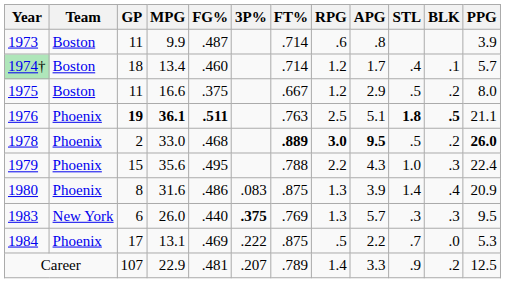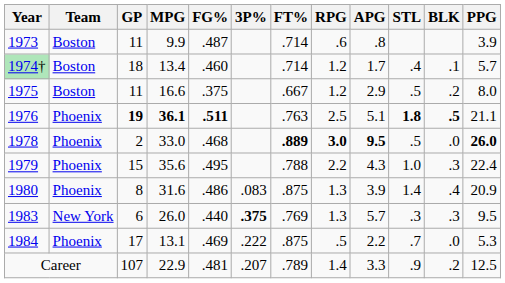(454, 141) .2 -> (454, 141) .0
